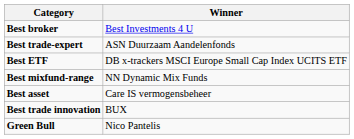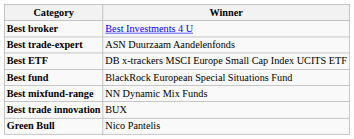+ row: (28, 77)
- row: (28, 93)
